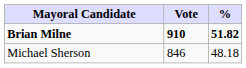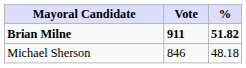(176, 33) 910 -> (176, 33) 911
